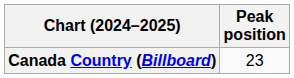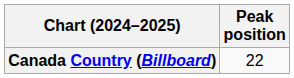(255, 60) 23 -> (255, 60) 22
